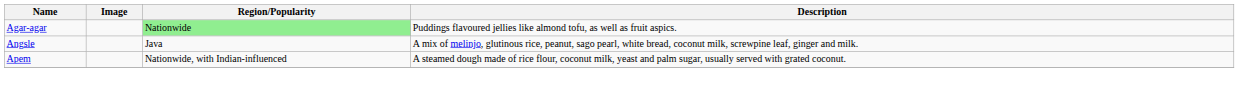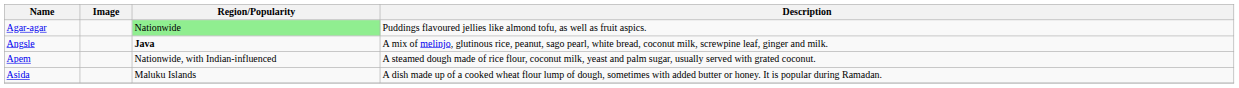(154, 43) normal -> (145, 43) bold
+ row: (18, 75)
